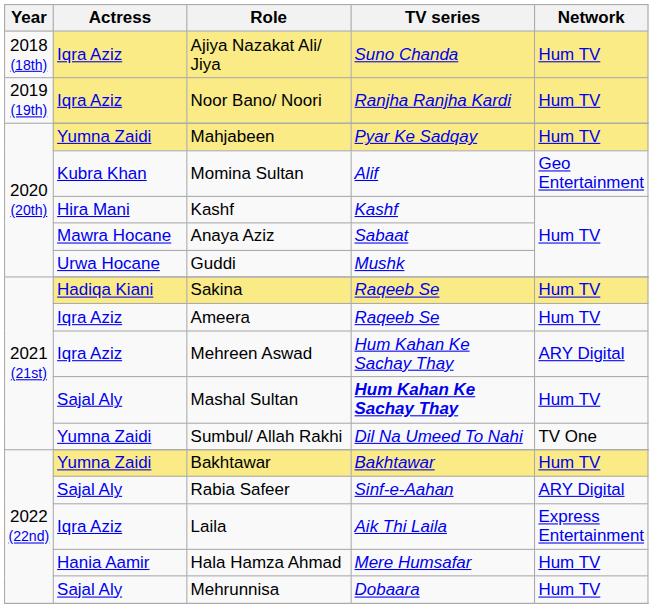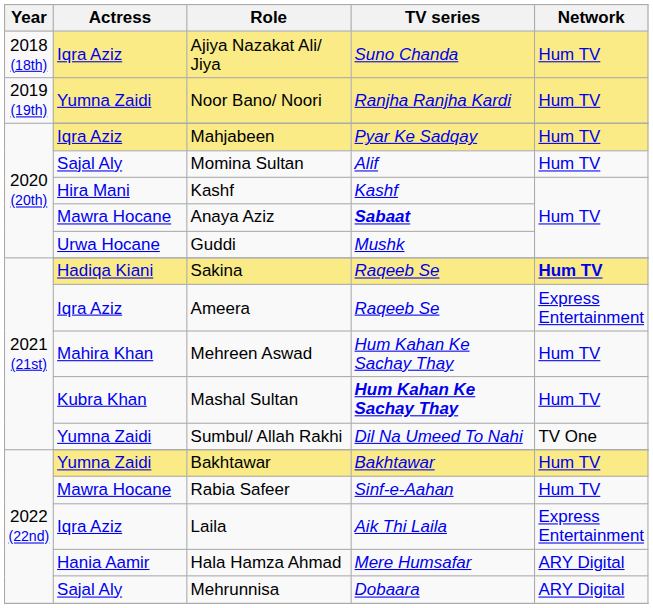(90, 100) Iqra Aziz -> (104, 100) Yumna Zaidi
(104, 136) Yumna Zaidi -> (90, 136) Iqra Aziz
(102, 173) Kubra Khan -> (90, 163) Sajal Aly
(591, 173) Geo Entertainment -> (569, 163) Hum TV
(381, 236) normal -> (382, 217) bold
(569, 290) normal -> (570, 271) bold
(569, 317) Hum TV -> (591, 307) Express Entertainment
(90, 353) Iqra Aziz -> (105, 353) Mahira Khan
(581, 353) ARY Digital -> (569, 353) Hum TV
(90, 399) Sajal Aly -> (102, 399) Kubra Khan
(90, 489) Sajal Aly -> (114, 489) Mawra Hocane
(581, 489) ARY Digital -> (569, 489) Hum TV
(569, 562) Hum TV -> (581, 562) ARY Digital
(569, 589) Hum TV -> (581, 589) ARY Digital
